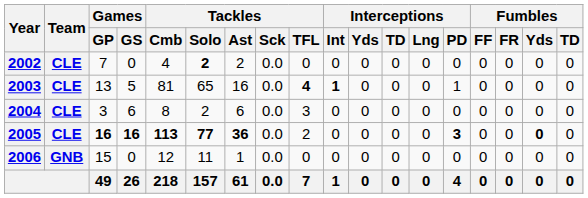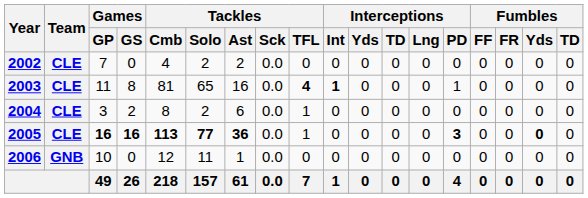(205, 63) bold -> (205, 63) normal
(103, 87) 13 -> (103, 87) 11
(132, 87) 5 -> (132, 87) 8
(132, 110) 6 -> (132, 110) 2
(306, 110) 3 -> (306, 110) 1
(306, 134) 2 -> (306, 134) 1
(103, 157) 15 -> (103, 157) 10
